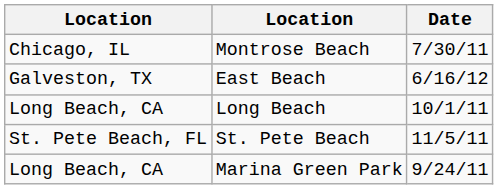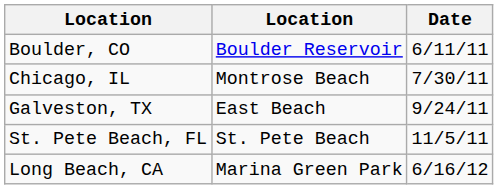+ row: (309, 50)
(450, 79) 6/16/12 -> (450, 109) 9/24/11
- row: (271, 109)
(450, 169) 9/24/11 -> (450, 169) 6/16/12
